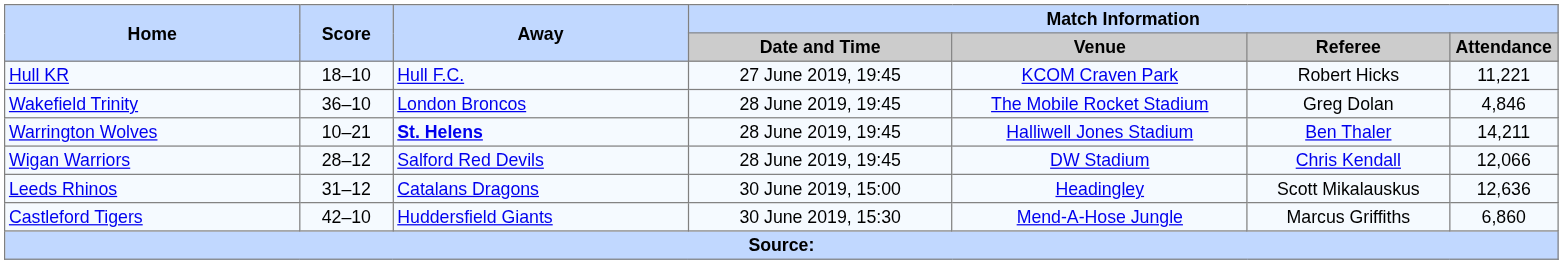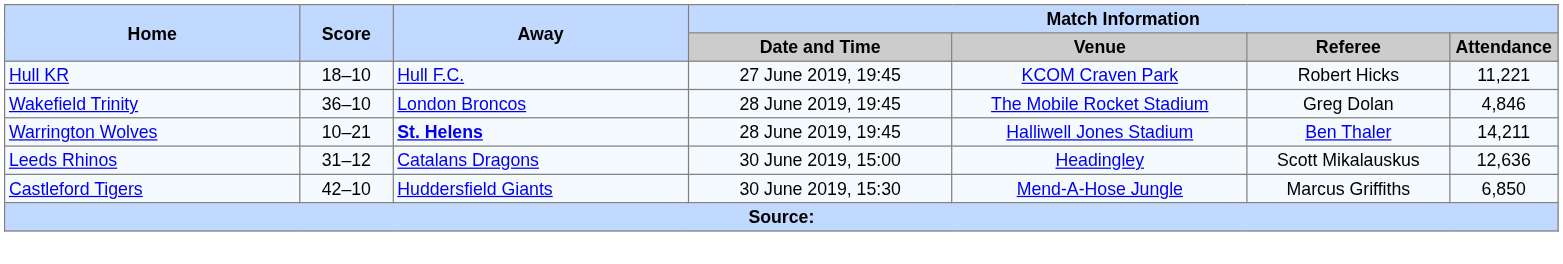- row: (70, 160)
(1504, 217) 6,860 -> (1504, 188) 6,850
